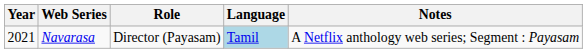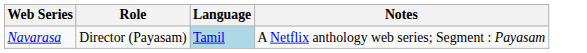- column: (21, 15)
